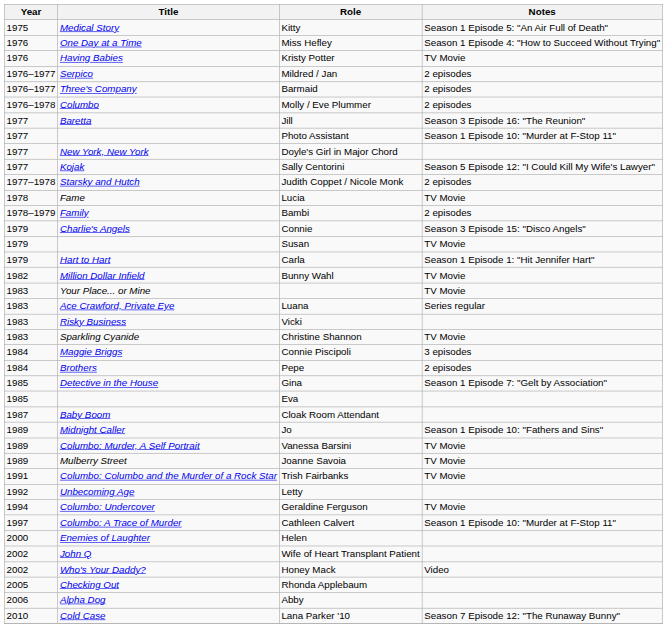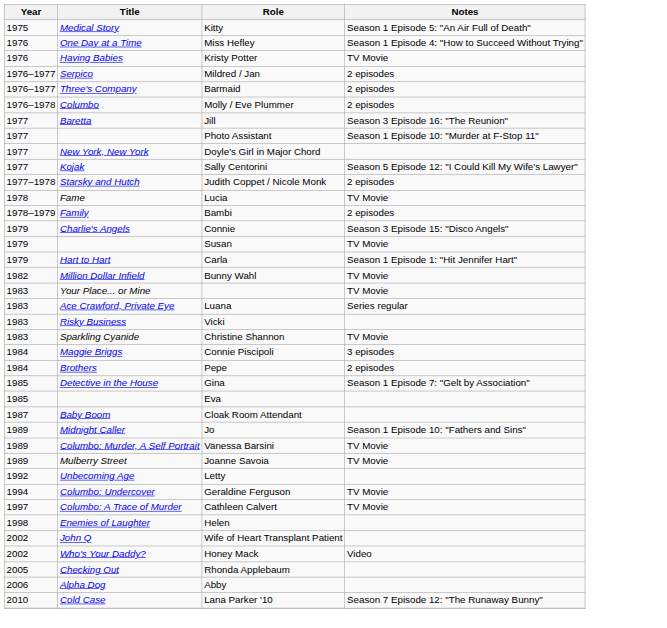- row: (168, 476)
(520, 523) Season 1 Episode 10: "Murder at F-Stop 11" -> (368, 507) TV Movie
(17, 538) 2000 -> (17, 523) 1998
